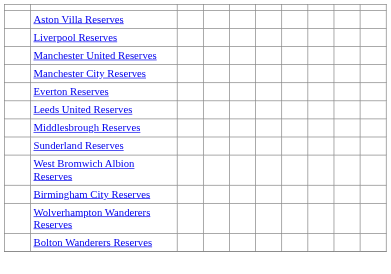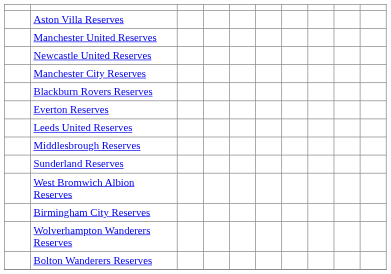- row: (75, 37)
+ row: (92, 55)
+ row: (93, 91)
